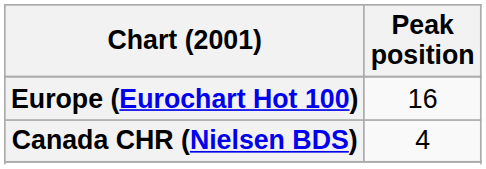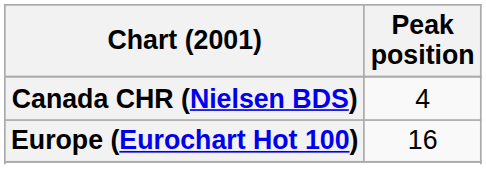rows swapped: (185, 140) <-> (185, 98)
